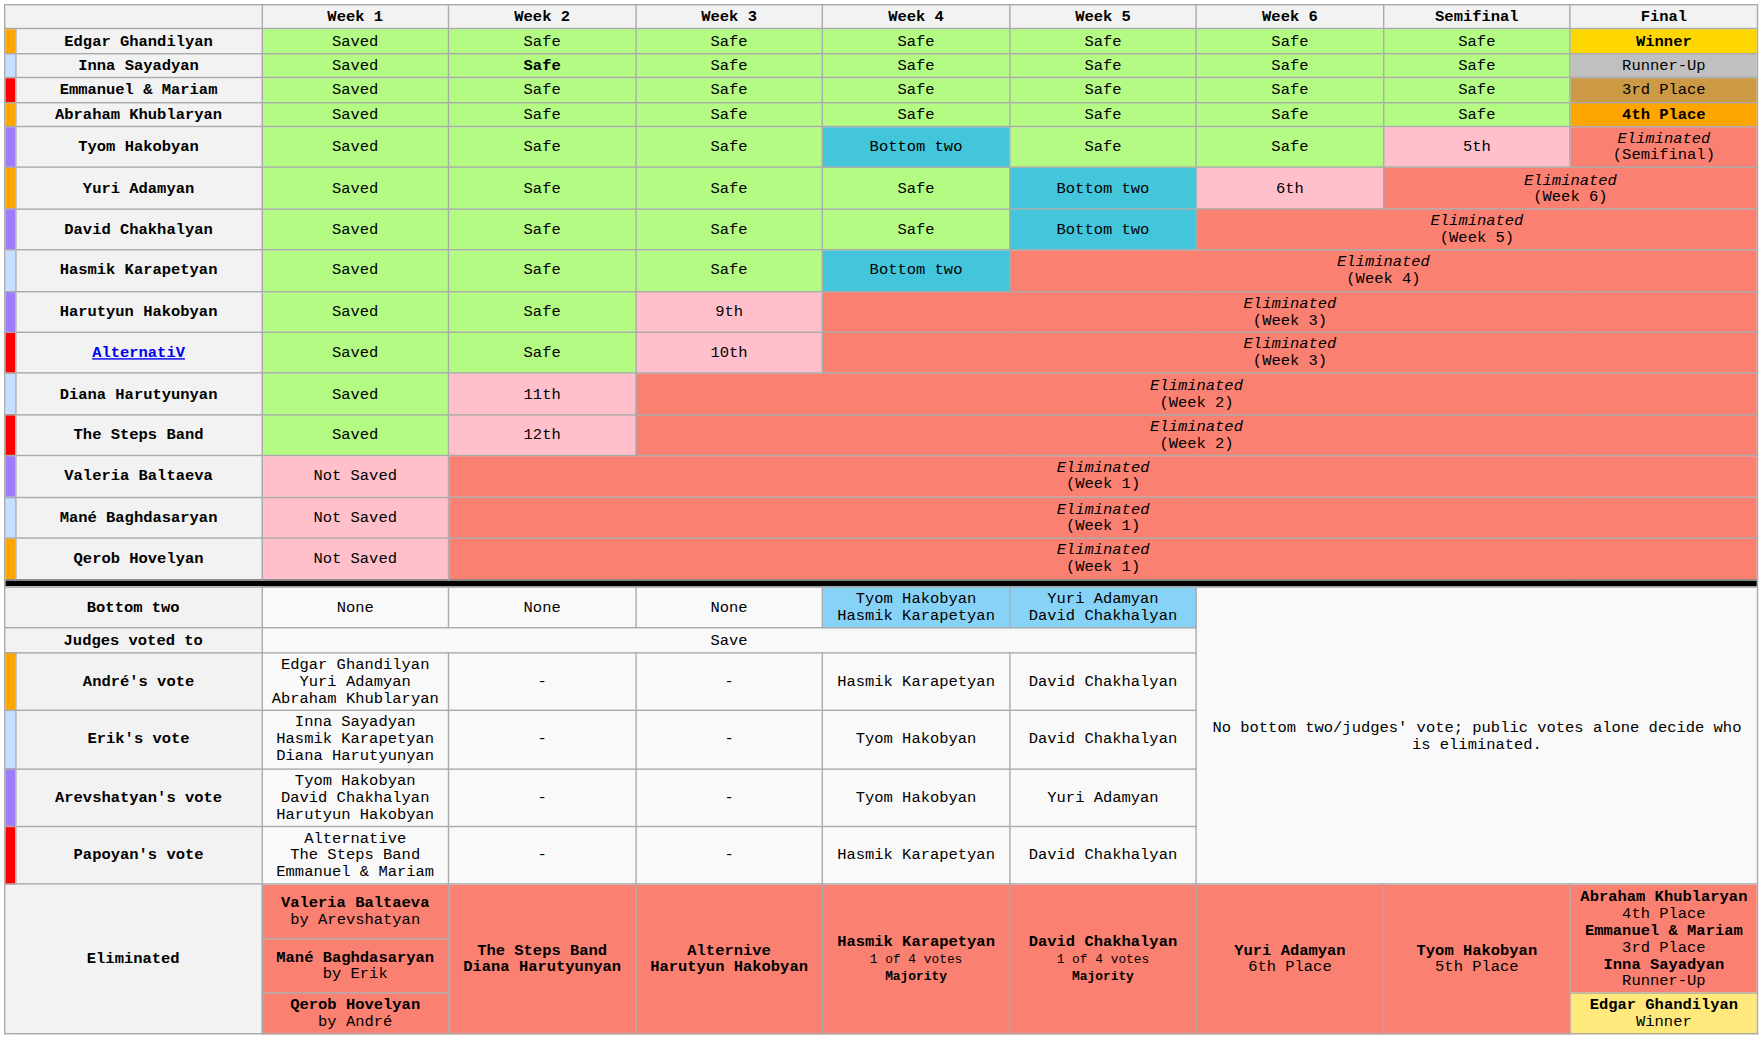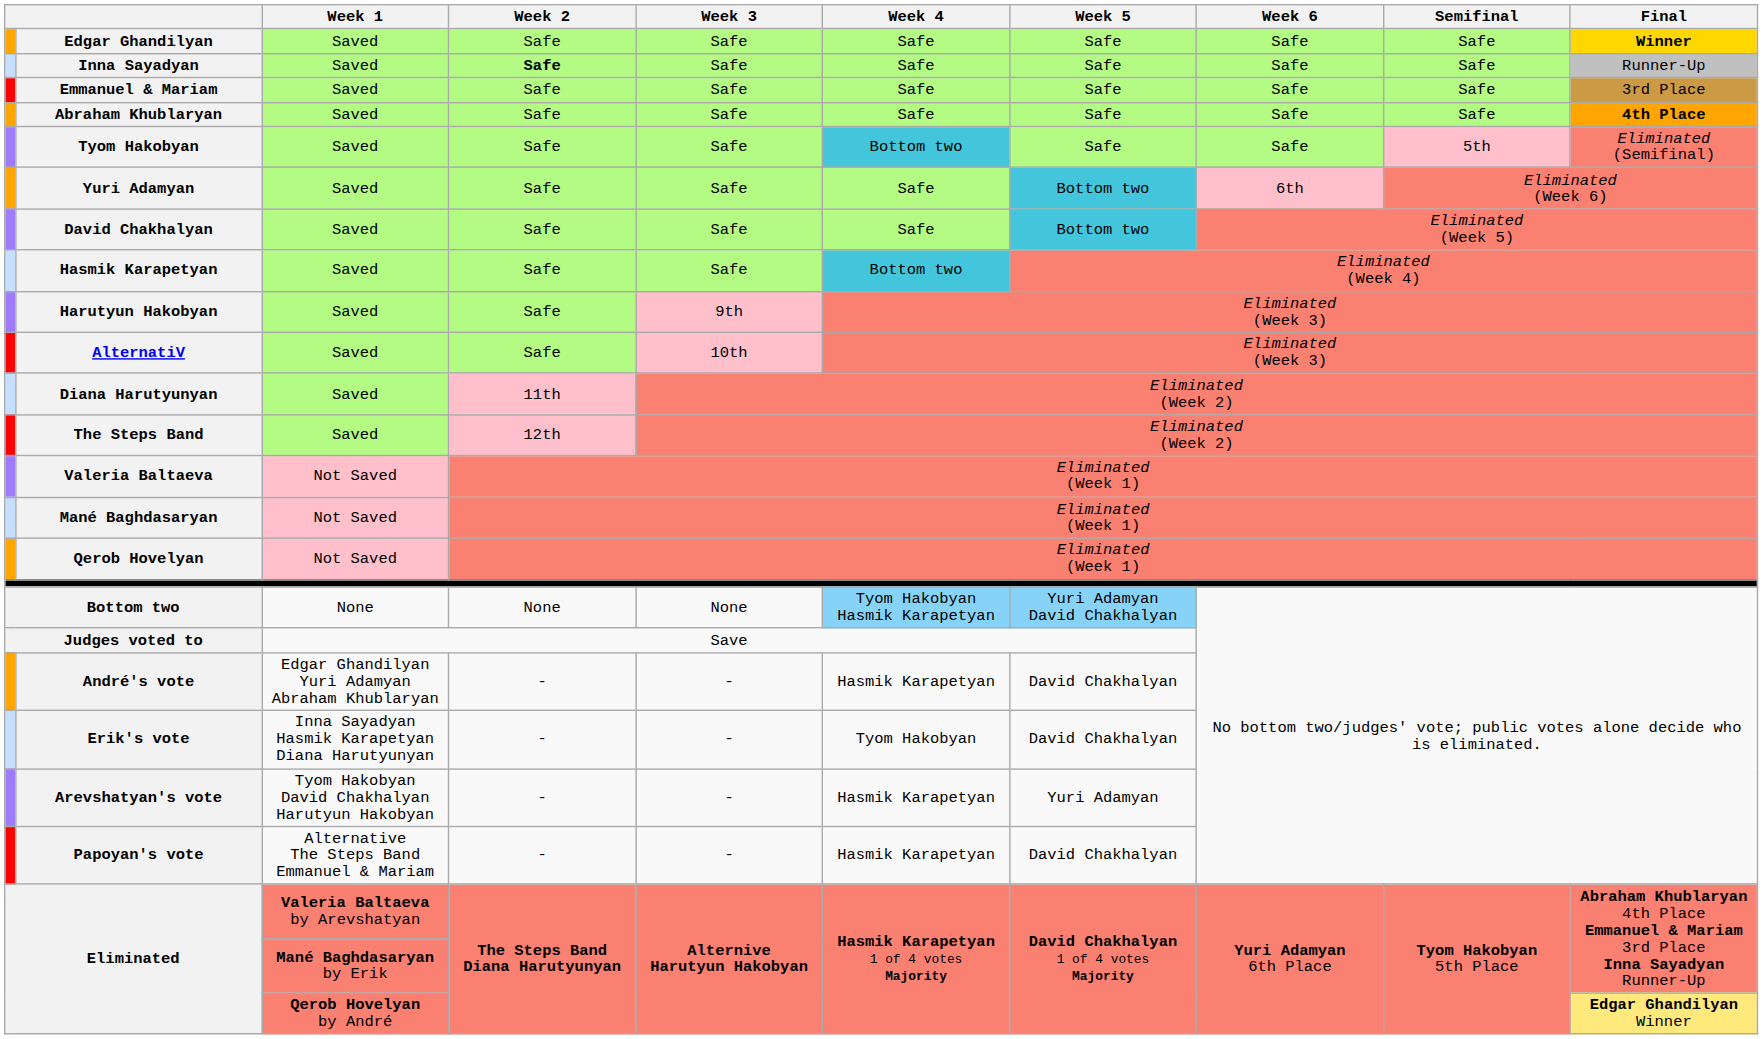(916, 797) Tyom Hakobyan -> (916, 797) Hasmik Karapetyan
